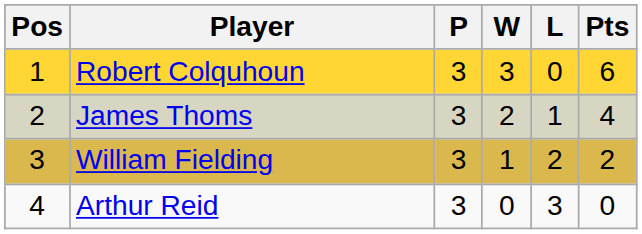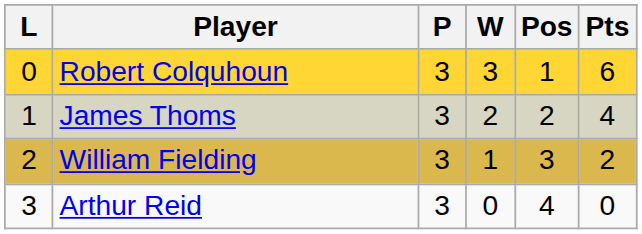columns swapped: (37, 26) <-> (555, 26)
